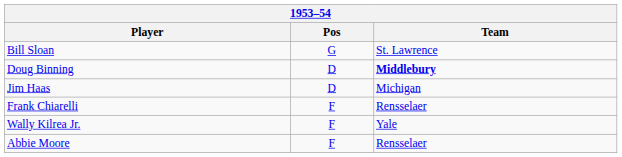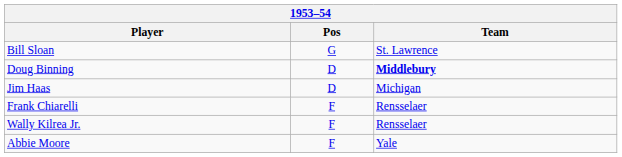(387, 124) Yale -> (401, 124) Rensselaer
(401, 143) Rensselaer -> (387, 143) Yale
